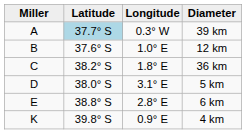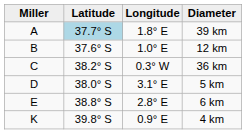(153, 31) 0.3° W -> (153, 31) 1.8° E
(153, 66) 1.8° E -> (153, 66) 0.3° W
